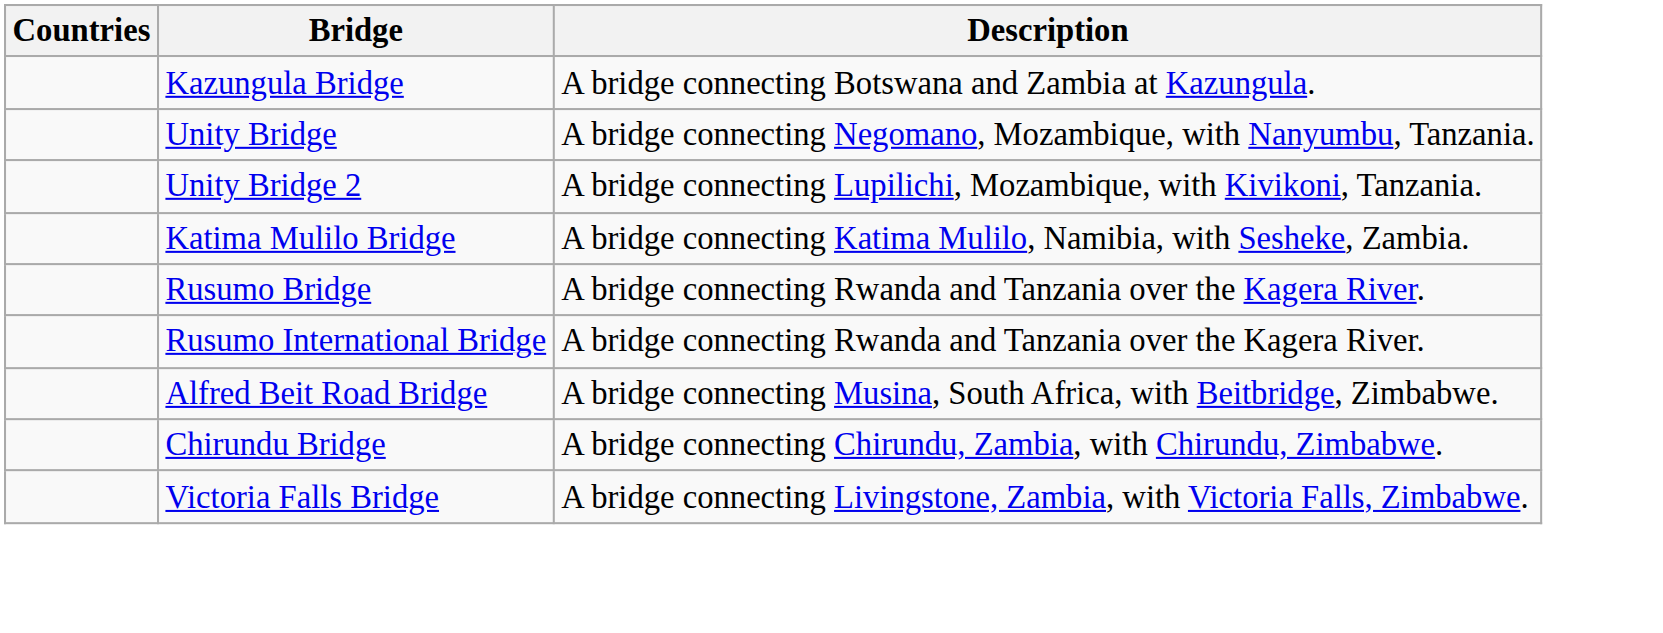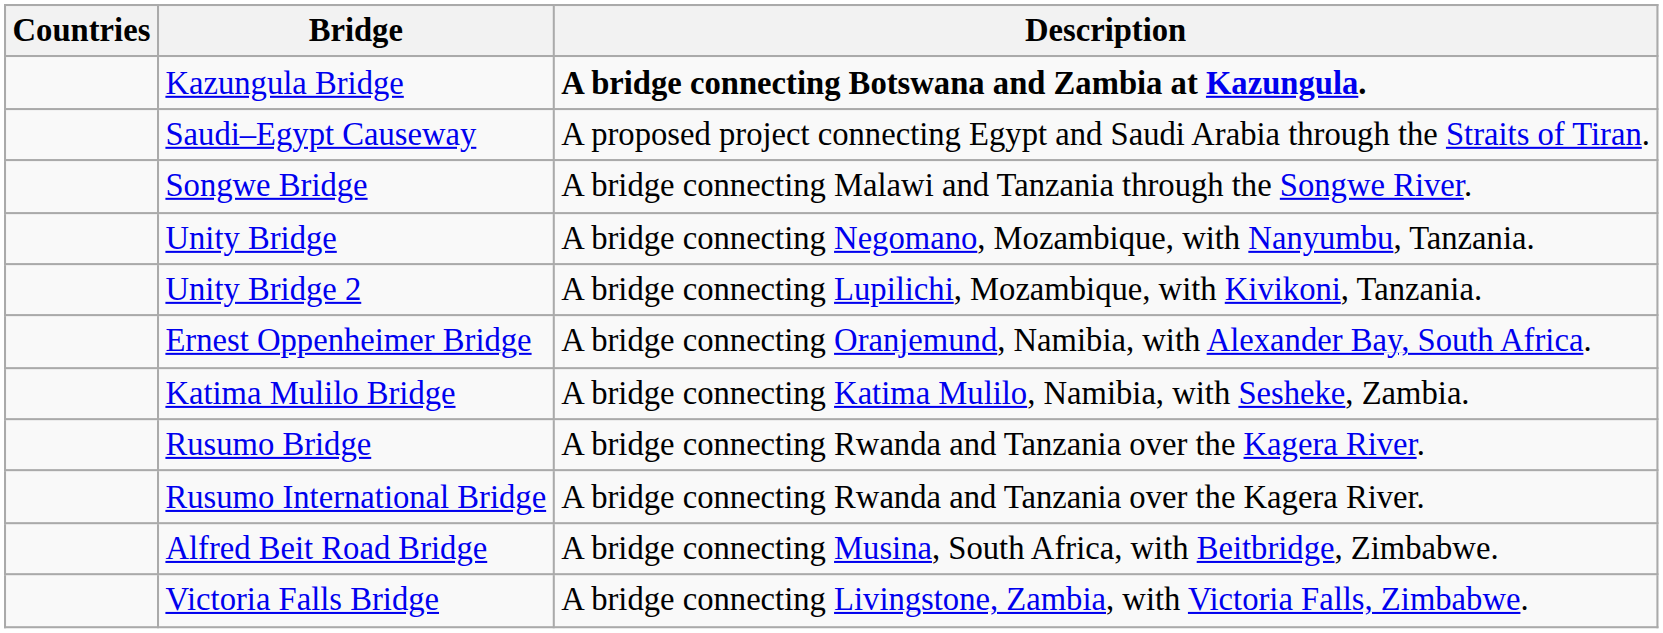(938, 82) normal -> (964, 82) bold
+ row: (321, 133)
+ row: (267, 185)
+ row: (349, 340)
- row: (276, 444)
